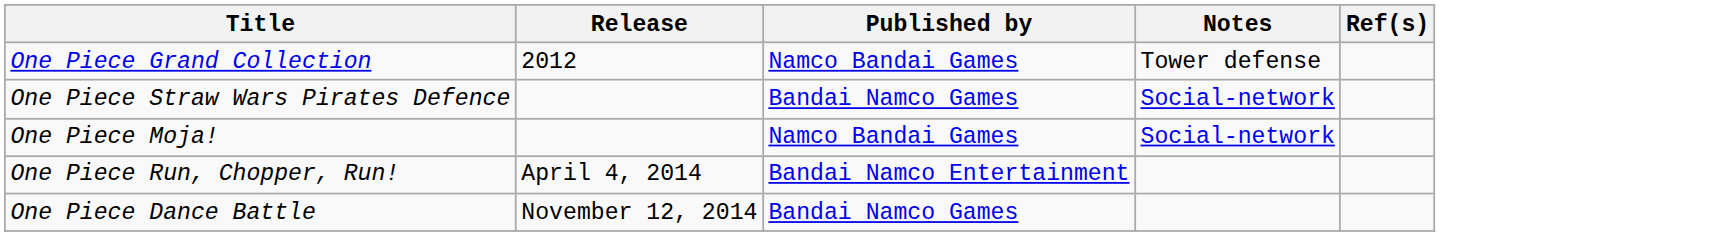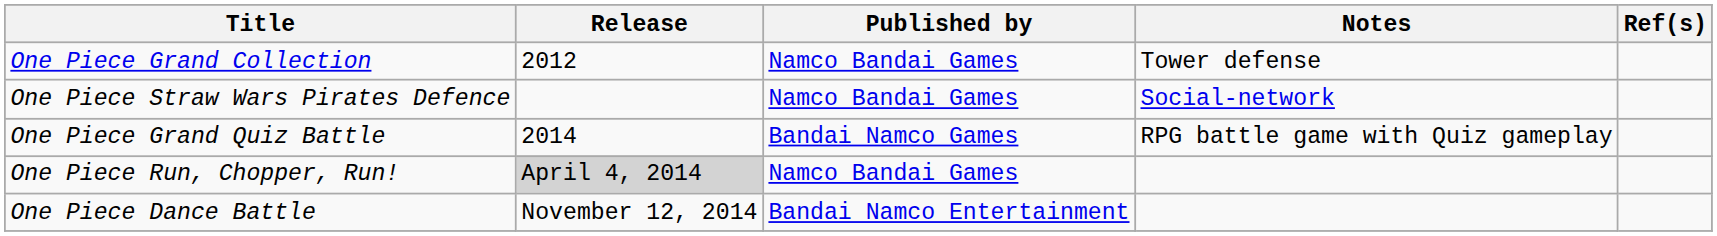(893, 99) Bandai Namco Games -> (893, 99) Namco Bandai Games
+ row: (198, 137)
- row: (115, 137)
(612, 175) no background -> (612, 175) lightgrey background
(949, 175) Bandai Namco Entertainment -> (893, 175) Namco Bandai Games
(893, 212) Bandai Namco Games -> (949, 212) Bandai Namco Entertainment
